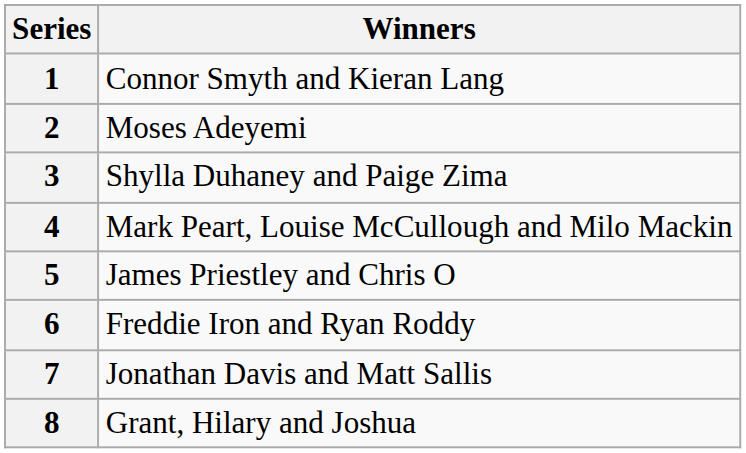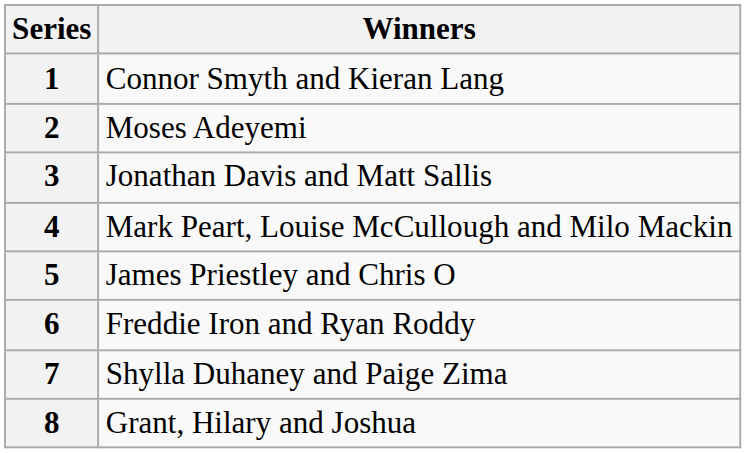(307, 176) Shylla Duhaney and Paige Zima -> (299, 176) Jonathan Davis and Matt Sallis
(299, 373) Jonathan Davis and Matt Sallis -> (307, 373) Shylla Duhaney and Paige Zima
